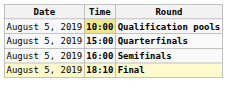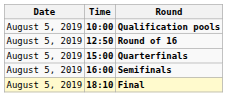(100, 26) khaki background -> (100, 26) no background
+ row: (147, 41)
